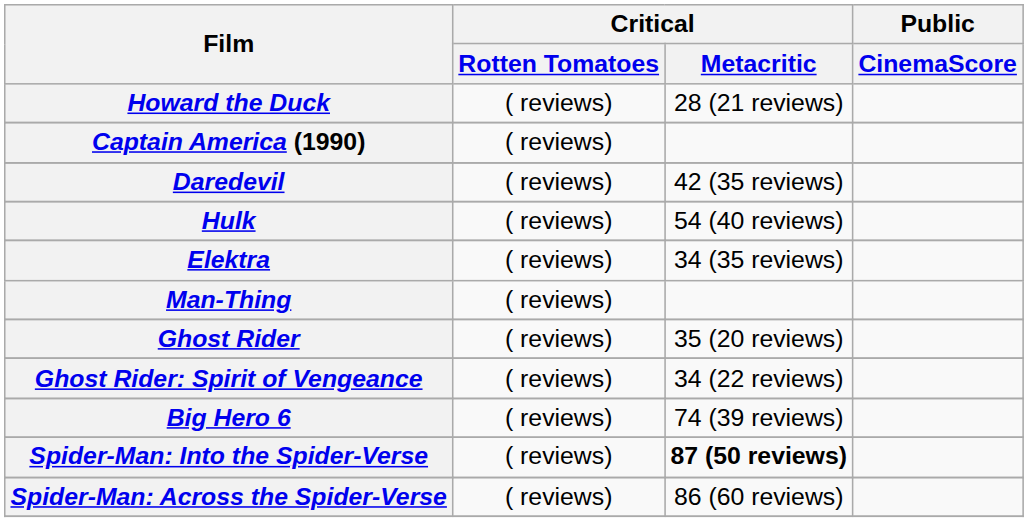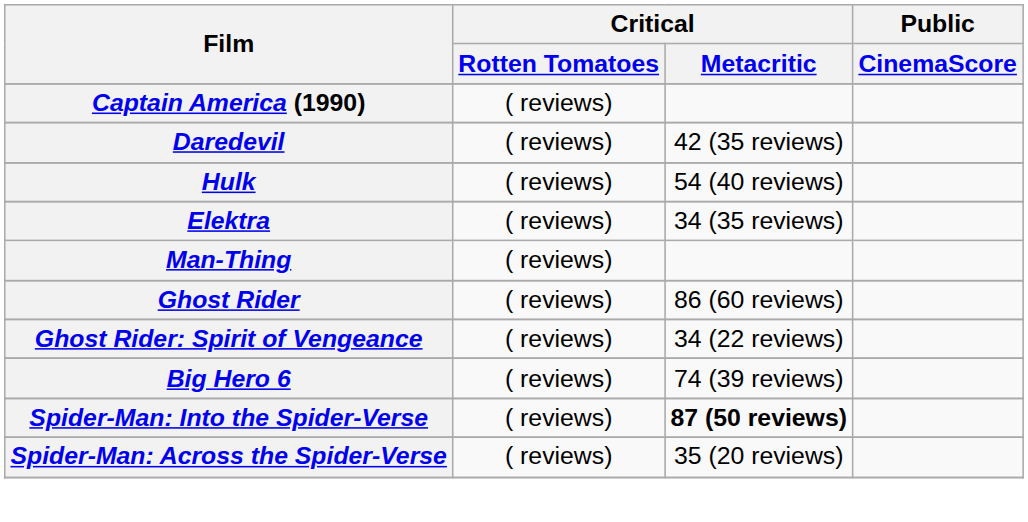- row: (229, 102)
(759, 338) 35 (20 reviews) -> (759, 299) 86 (60 reviews)
(759, 496) 86 (60 reviews) -> (759, 456) 35 (20 reviews)
